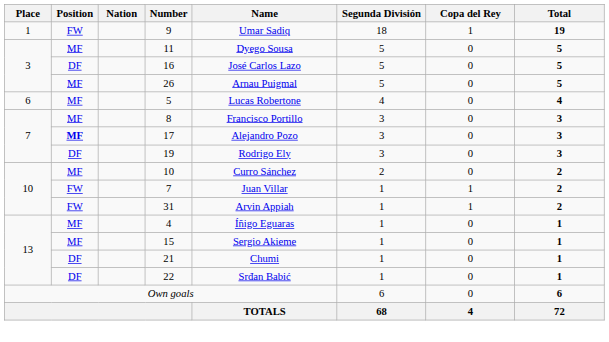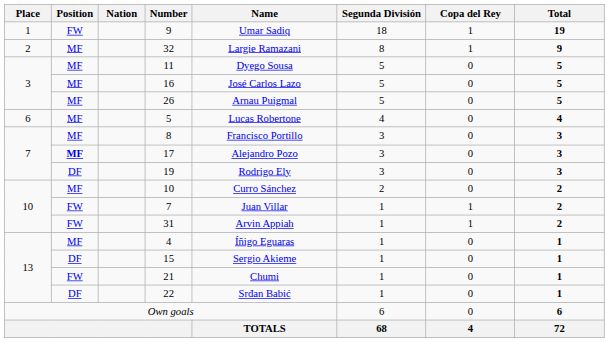+ row: (169, 48)
(75, 66) DF -> (75, 83) MF
(75, 241) MF -> (75, 259) DF
(75, 259) DF -> (75, 276) FW
